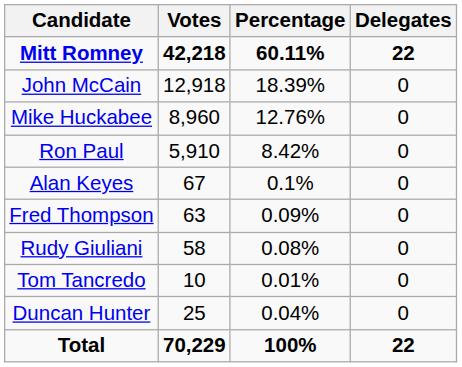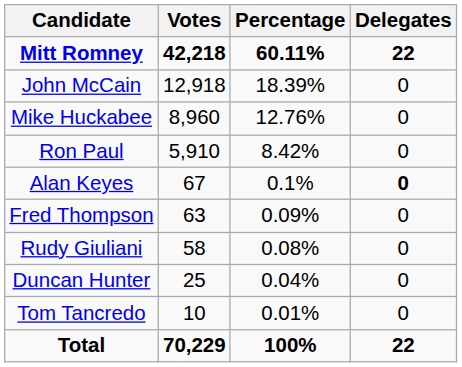(403, 183) normal -> (403, 183) bold
rows swapped: (81, 313) <-> (81, 280)
